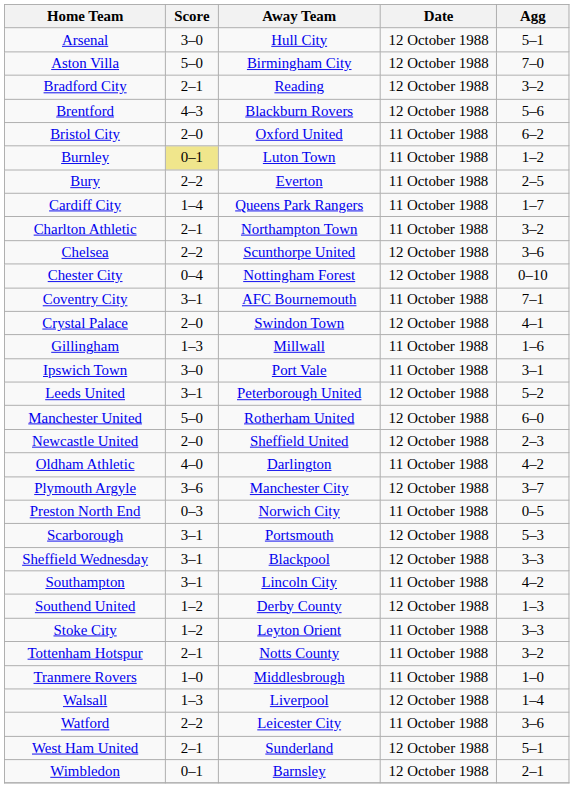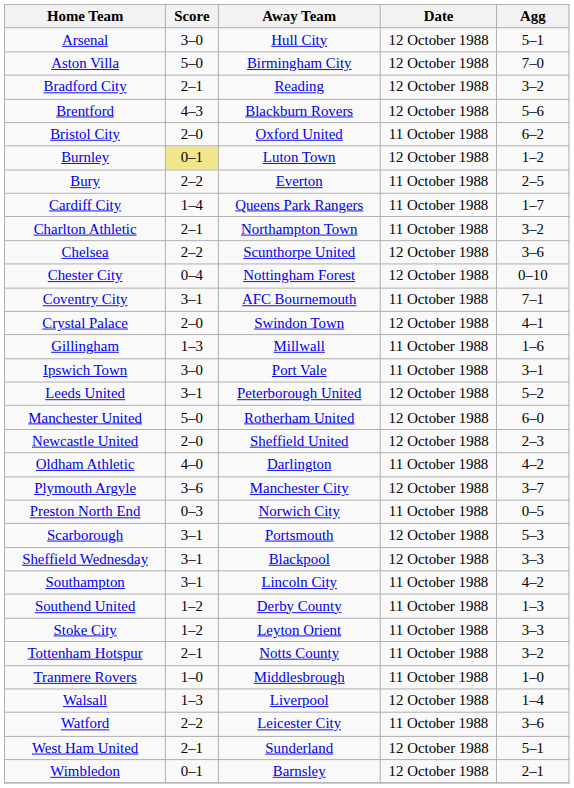(439, 157) 11 October 1988 -> (439, 157) 12 October 1988
(439, 606) 12 October 1988 -> (439, 606) 11 October 1988
